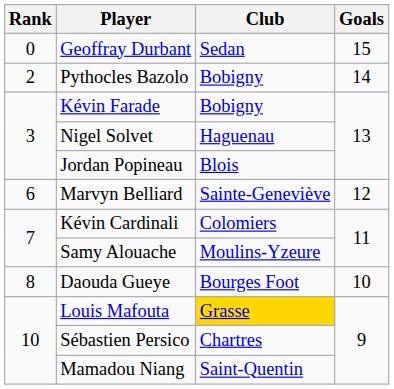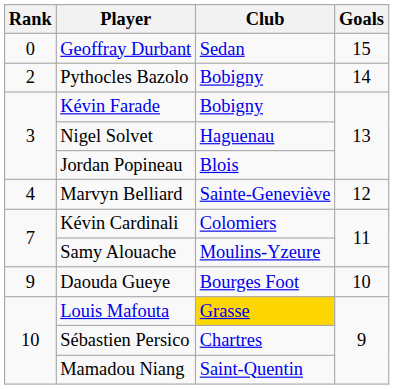(30, 194) 6 -> (30, 194) 4
(30, 281) 8 -> (30, 281) 9
